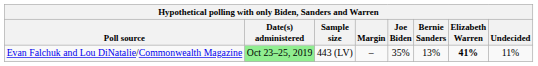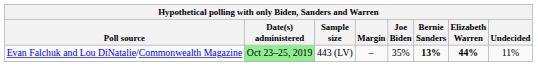(431, 53) normal -> (431, 53) bold
(468, 53) 41% -> (468, 53) 44%
